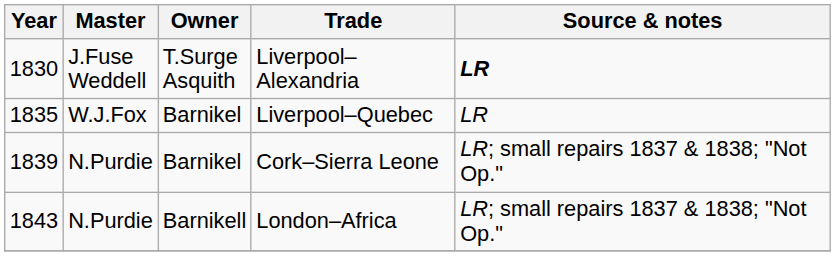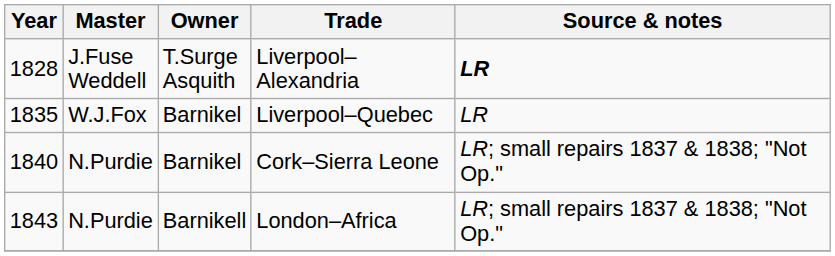(34, 68) 1830 -> (34, 68) 1828
(34, 162) 1839 -> (34, 162) 1840
